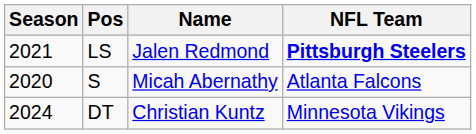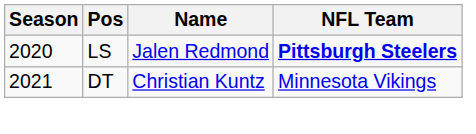(31, 50) 2021 -> (31, 50) 2020
- row: (94, 81)
(31, 112) 2024 -> (31, 81) 2021
